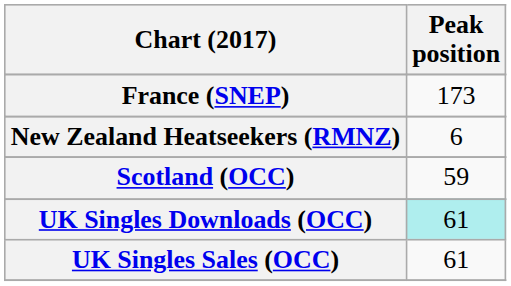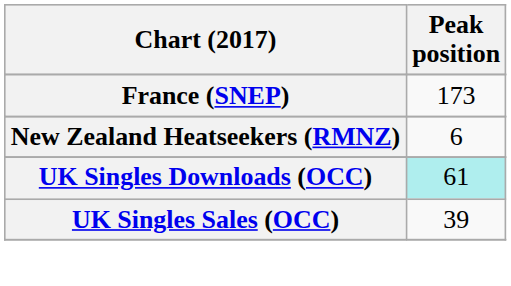- row: (206, 177)
(456, 259) 61 -> (456, 218) 39
